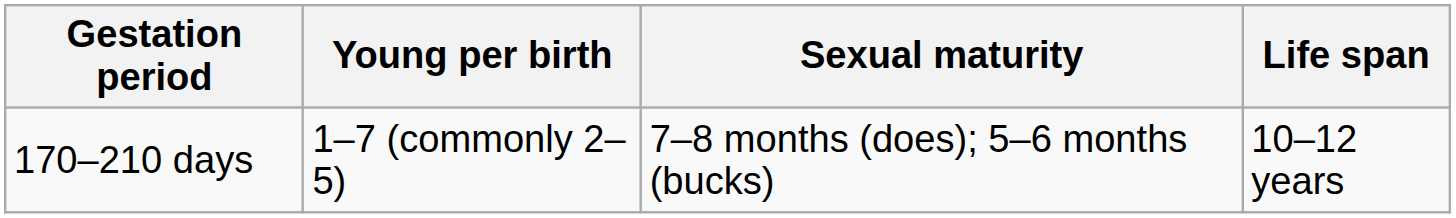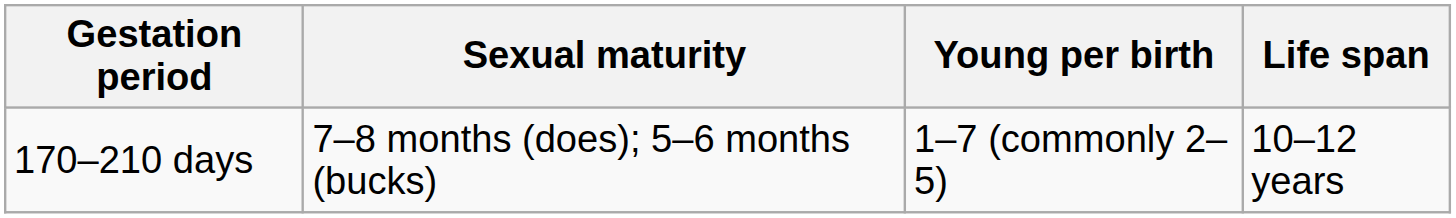columns swapped: (472, 56) <-> (942, 56)
